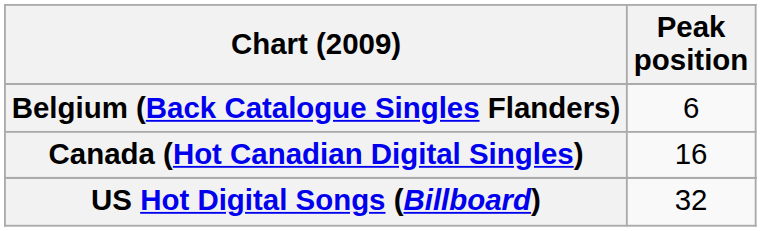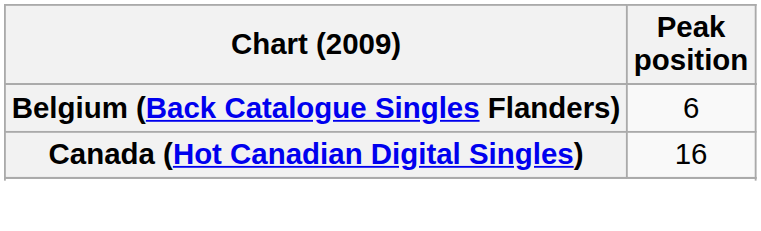- row: (316, 201)
